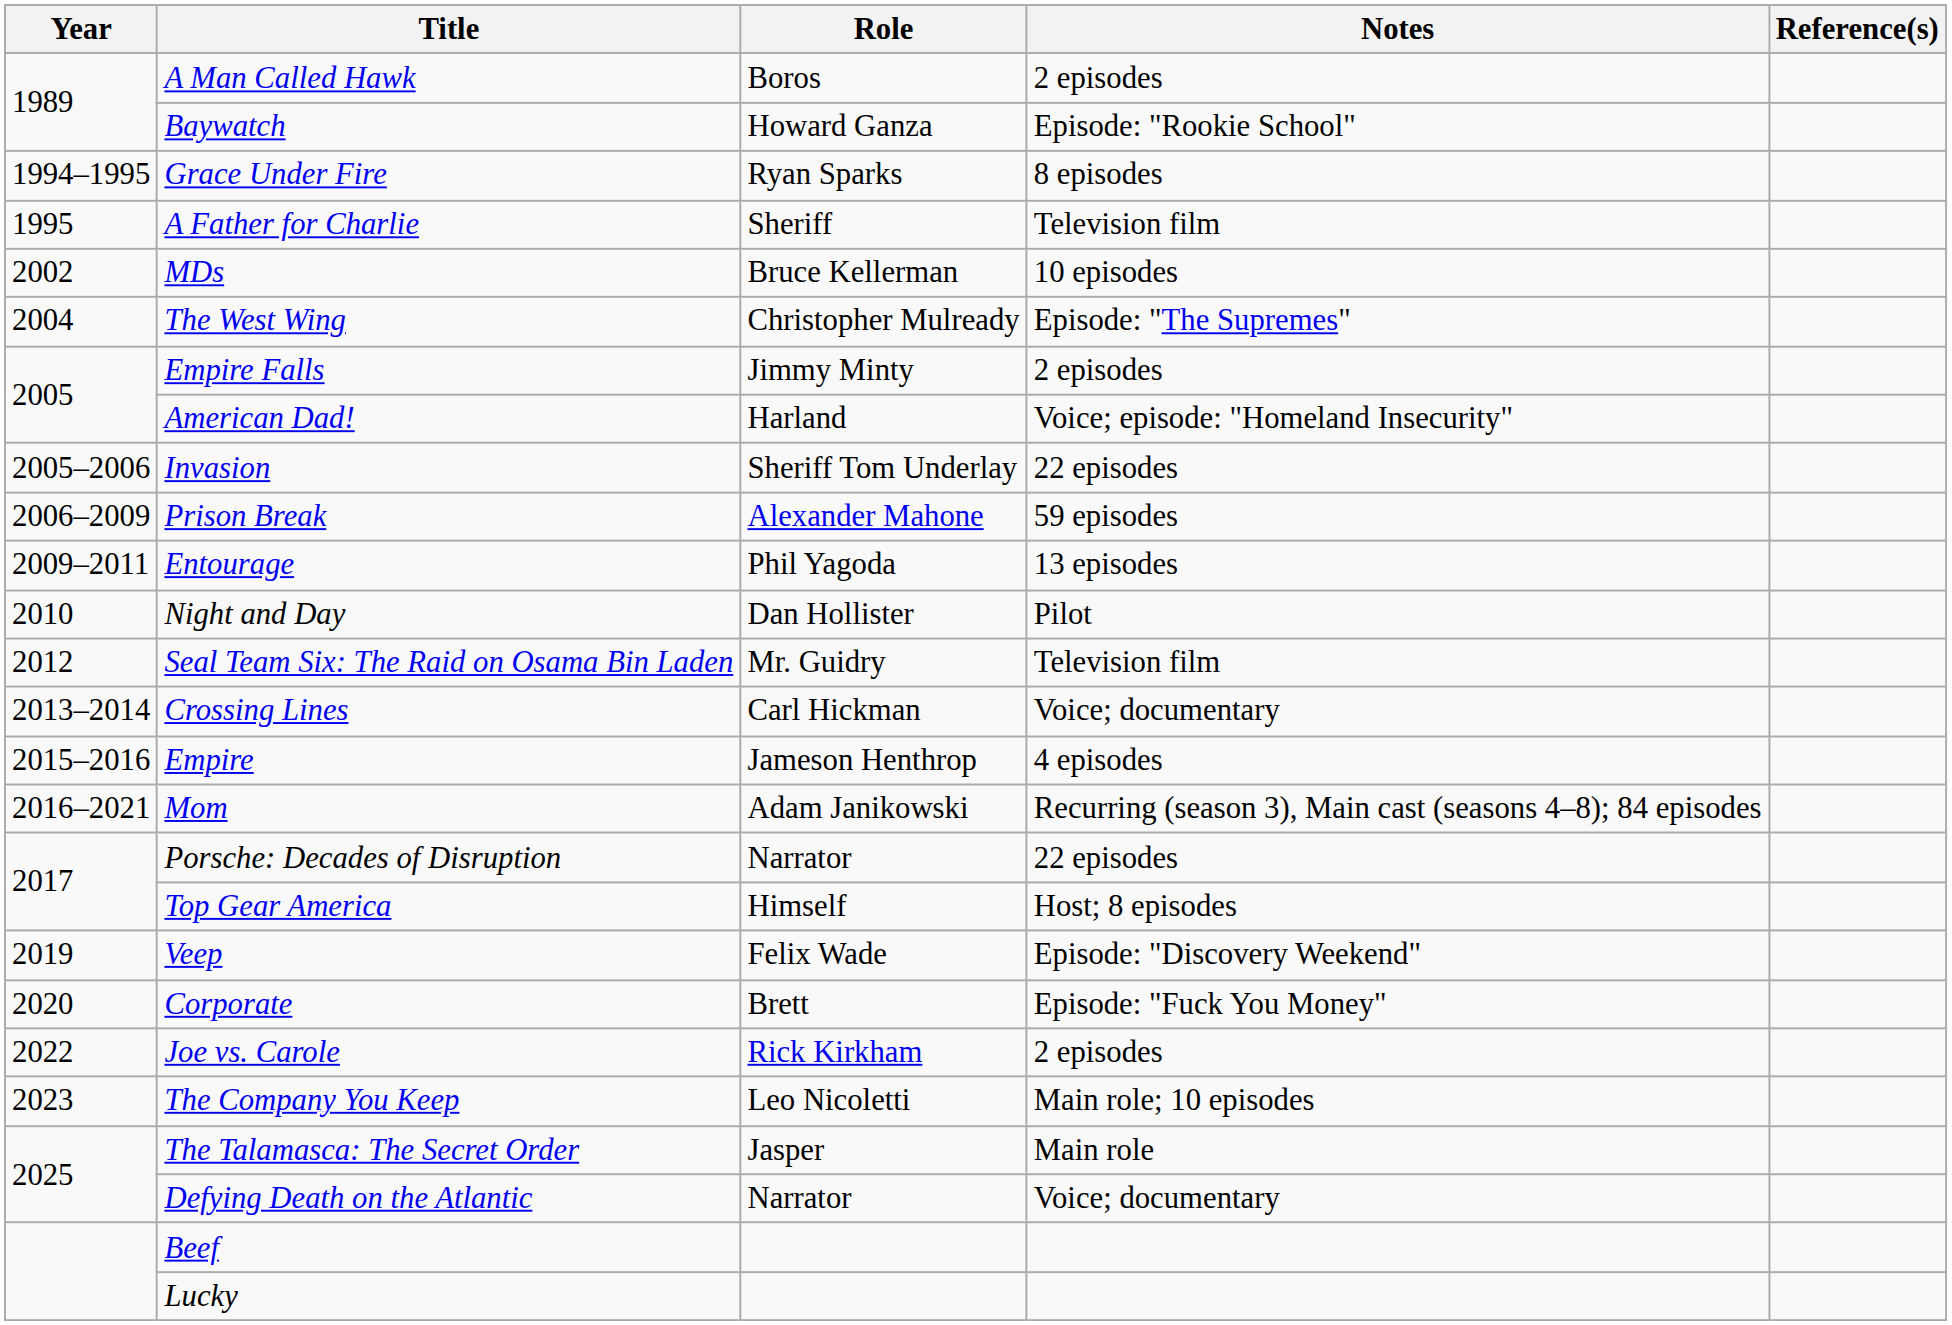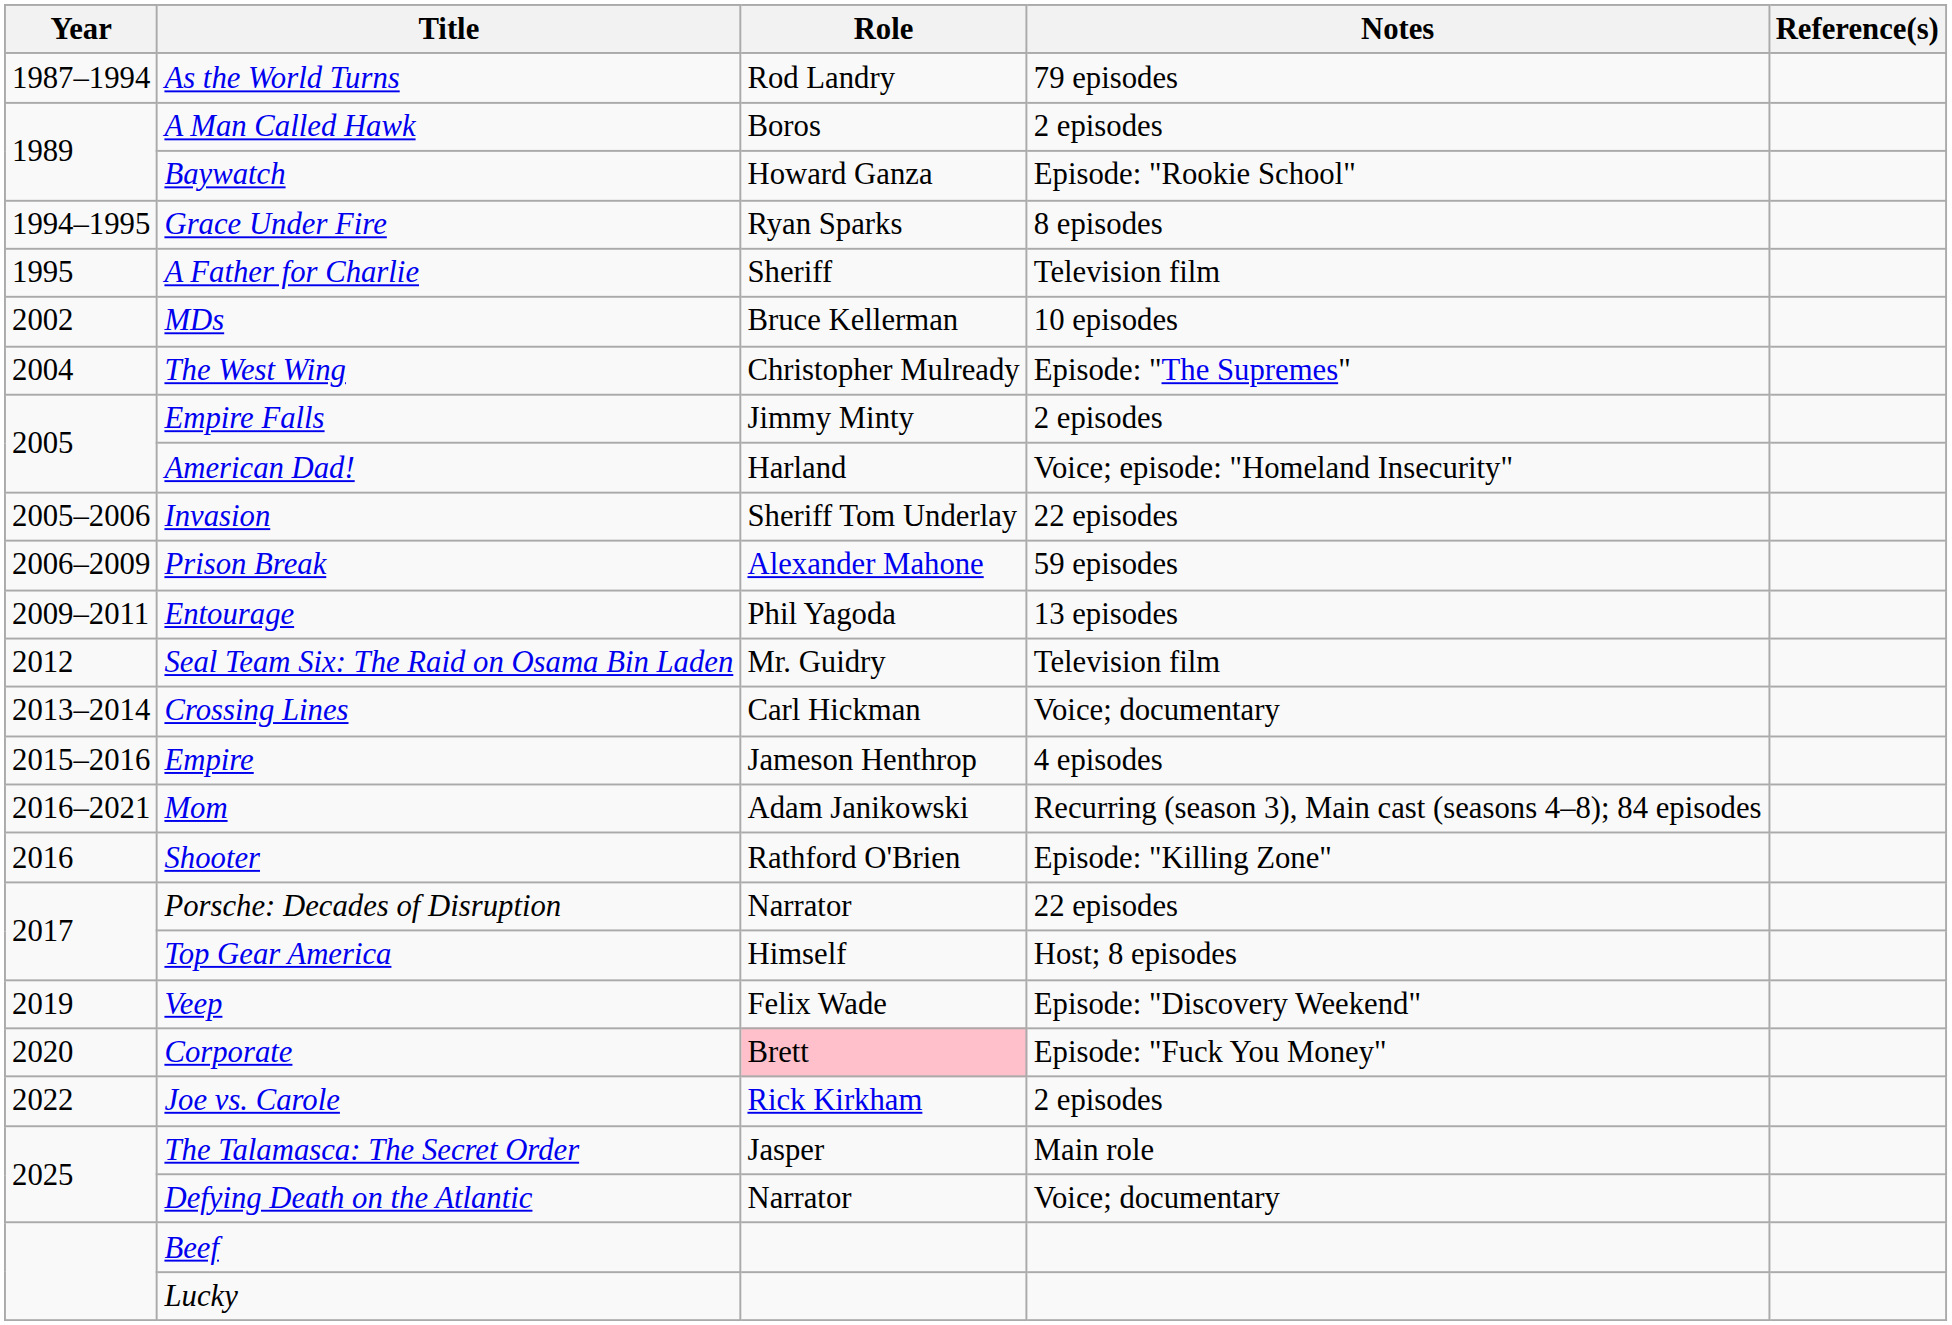+ row: (282, 77)
- row: (255, 613)
+ row: (212, 857)
(778, 1003) no background -> (778, 1051) pink background
- row: (312, 1100)
